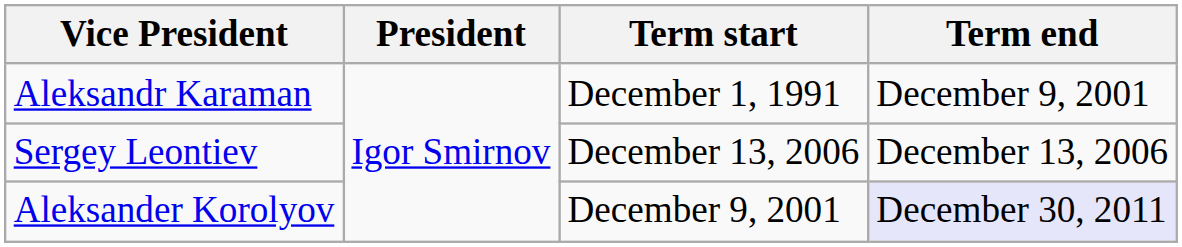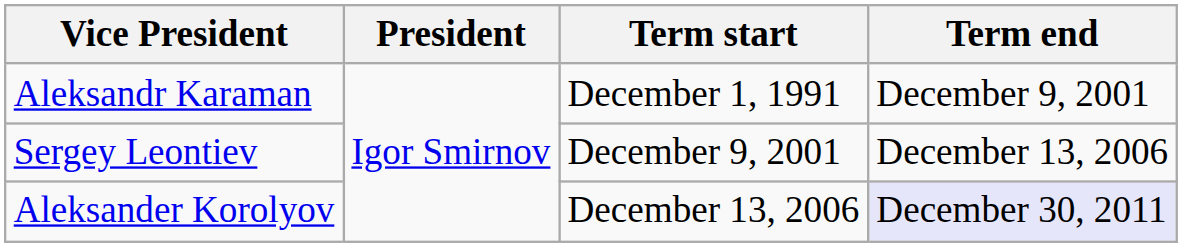(713, 151) December 13, 2006 -> (704, 151) December 9, 2001
(704, 210) December 9, 2001 -> (713, 210) December 13, 2006
